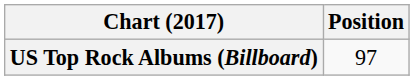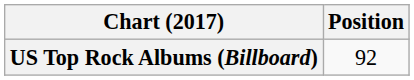(366, 57) 97 -> (366, 57) 92
